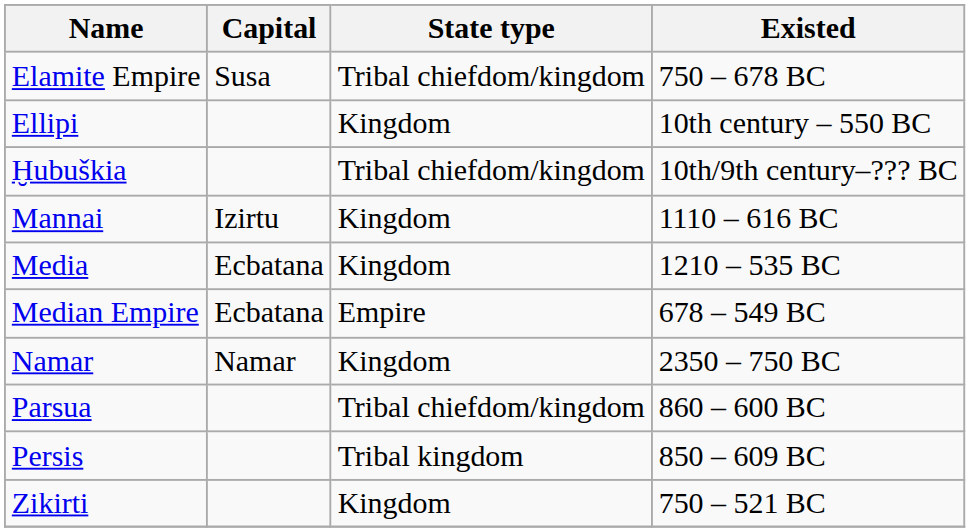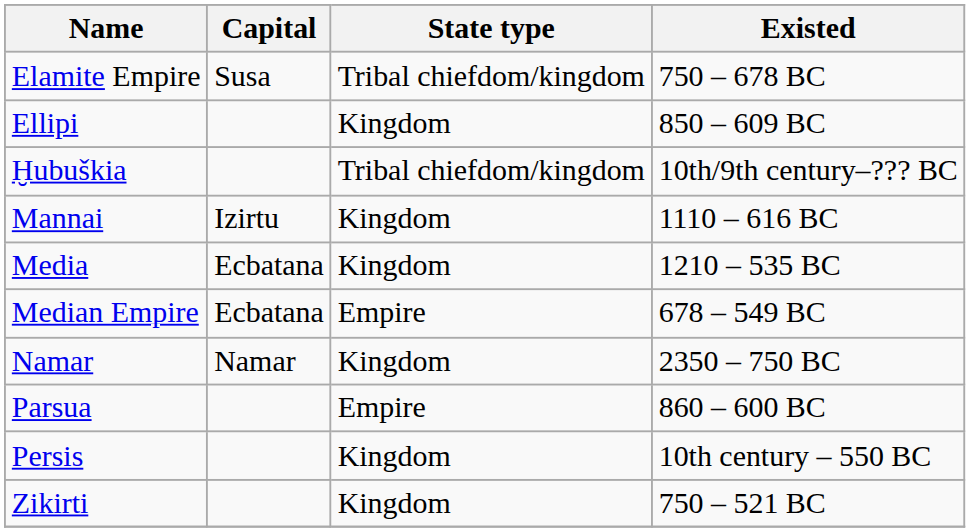(795, 123) 10th century – 550 BC -> (742, 123) 850 – 609 BC
(491, 407) Tribal chiefdom/kingdom -> (382, 407) Empire
(431, 455) Tribal kingdom -> (394, 455) Kingdom
(742, 455) 850 – 609 BC -> (795, 455) 10th century – 550 BC
